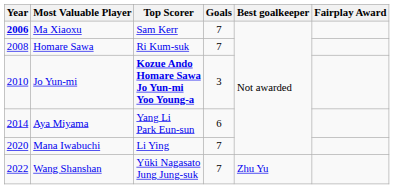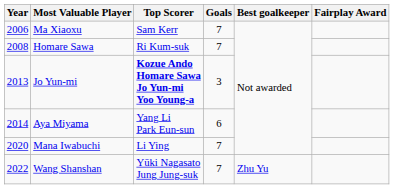(18, 30) bold -> (18, 30) normal
(18, 82) 2010 -> (18, 82) 2013
